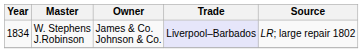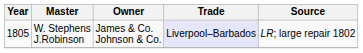(18, 34) 1834 -> (18, 34) 1805
